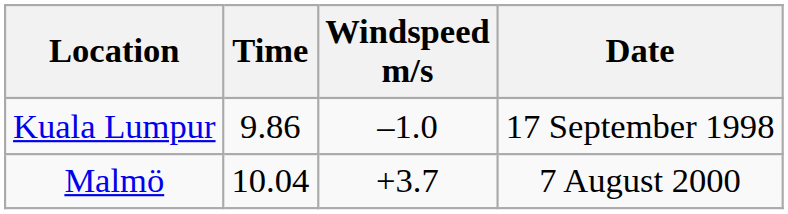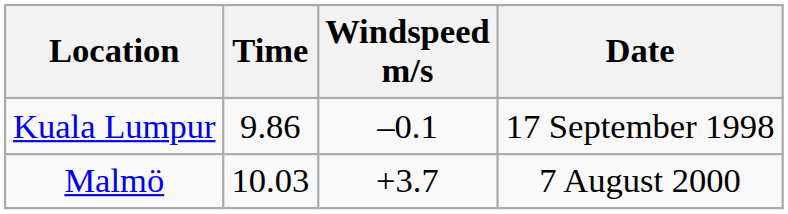(407, 125) –1.0 -> (407, 125) –0.1
(270, 180) 10.04 -> (270, 180) 10.03
